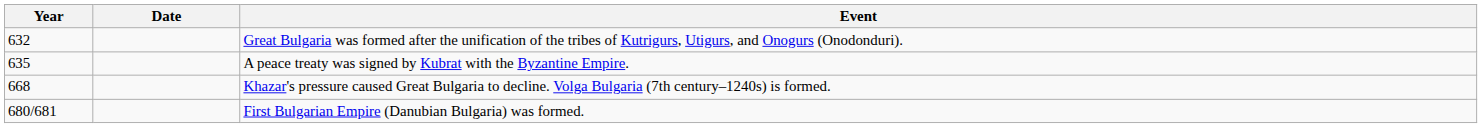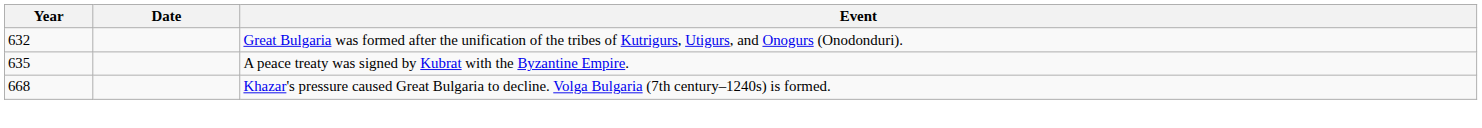- row: (414, 110)
